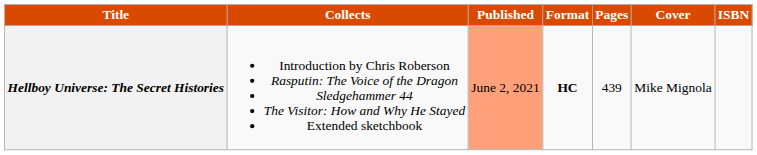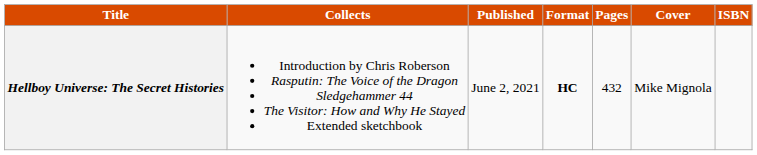(505, 87) lightsalmon background -> (505, 87) no background
(612, 87) 439 -> (612, 87) 432
